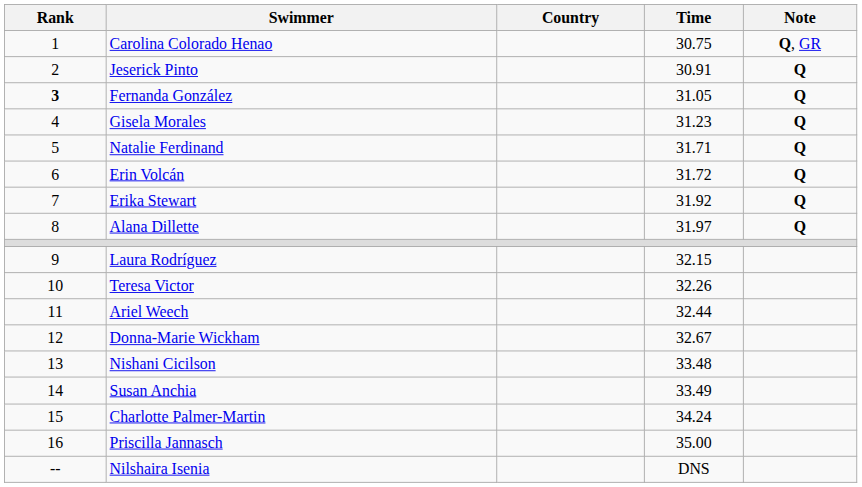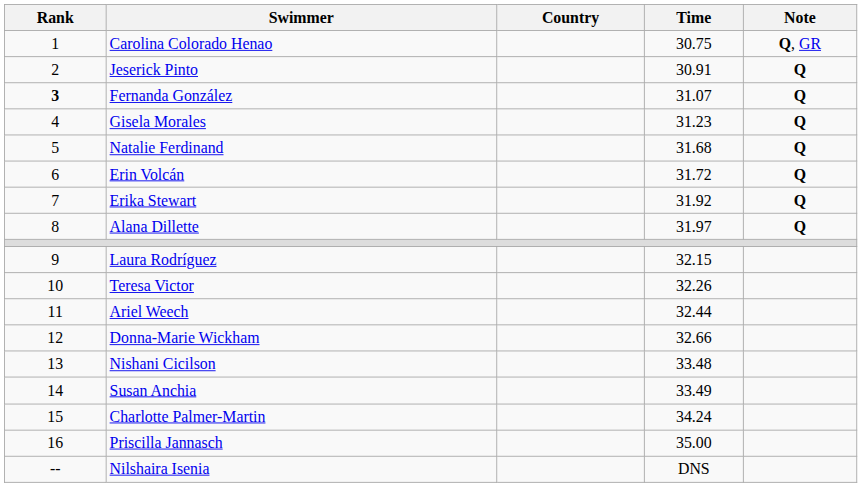(694, 95) 31.05 -> (694, 95) 31.07
(694, 147) 31.71 -> (694, 147) 31.68
(694, 337) 32.67 -> (694, 337) 32.66
